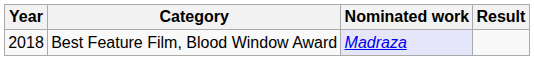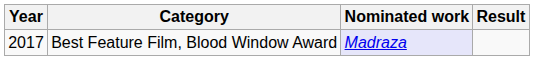(26, 42) 2018 -> (26, 42) 2017
